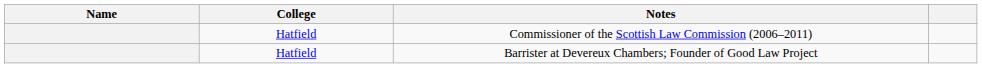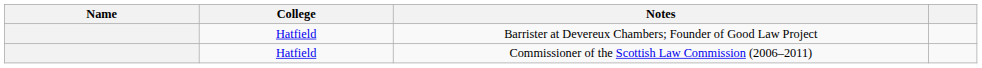rows swapped: (661, 33) <-> (661, 53)
